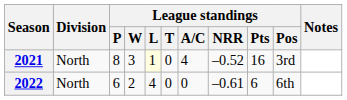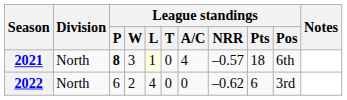(116, 60) normal -> (116, 60) bold
(228, 60) –0.52 -> (228, 60) –0.57
(258, 60) 16 -> (258, 60) 18
(286, 60) 3rd -> (285, 60) 6th
(228, 83) –0.61 -> (228, 83) –0.62
(285, 83) 6th -> (286, 83) 3rd
